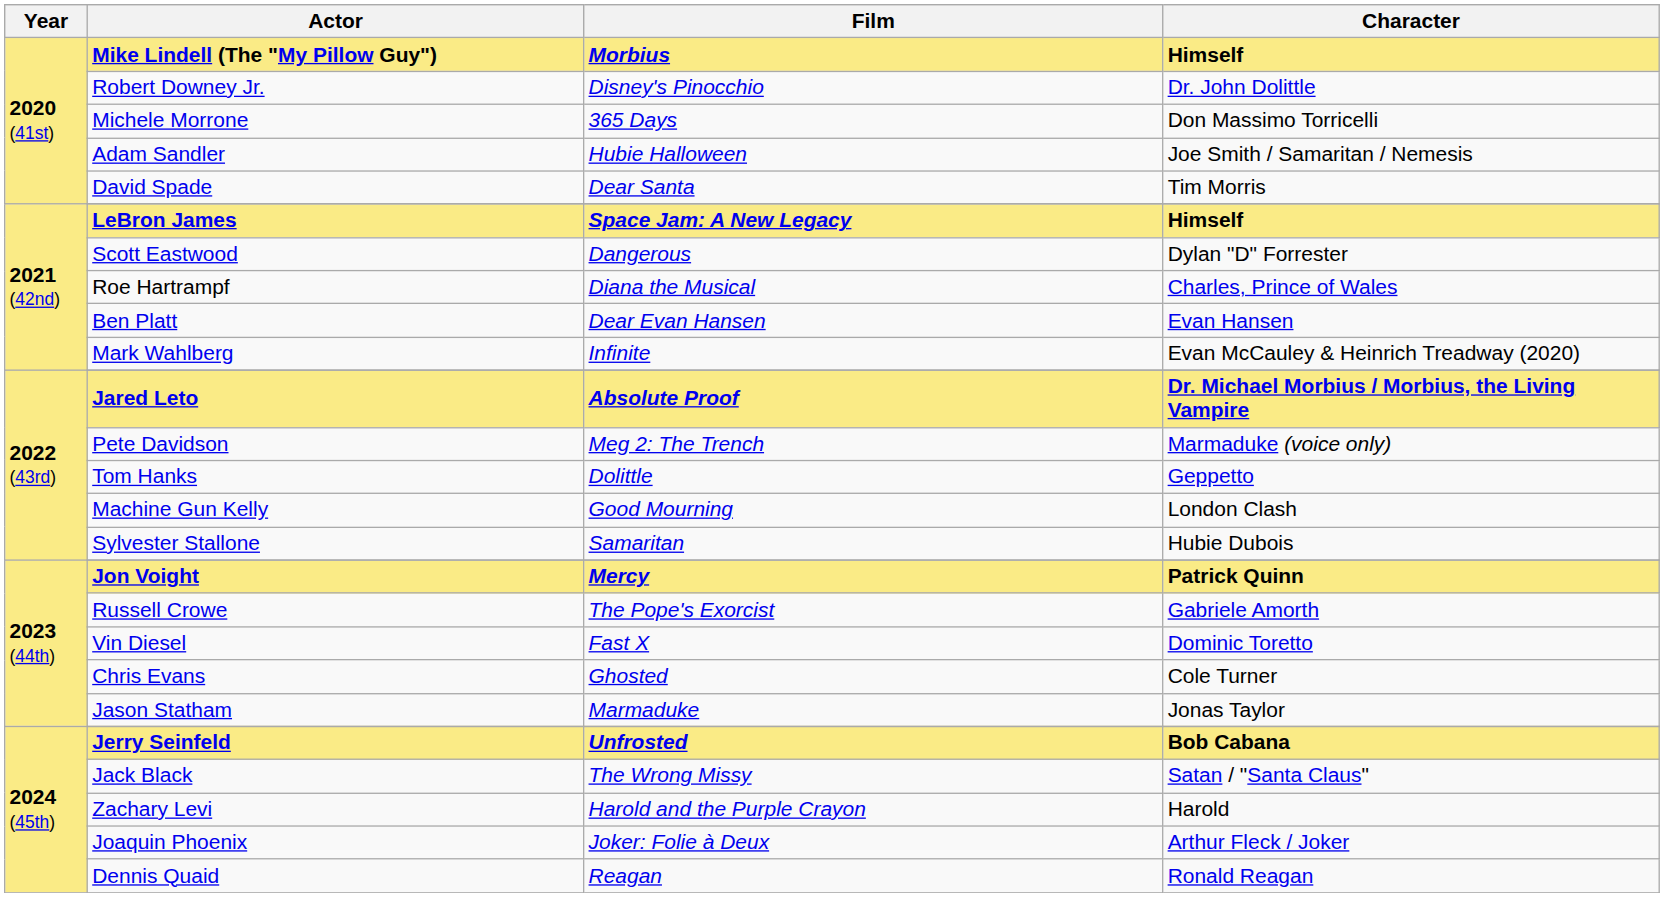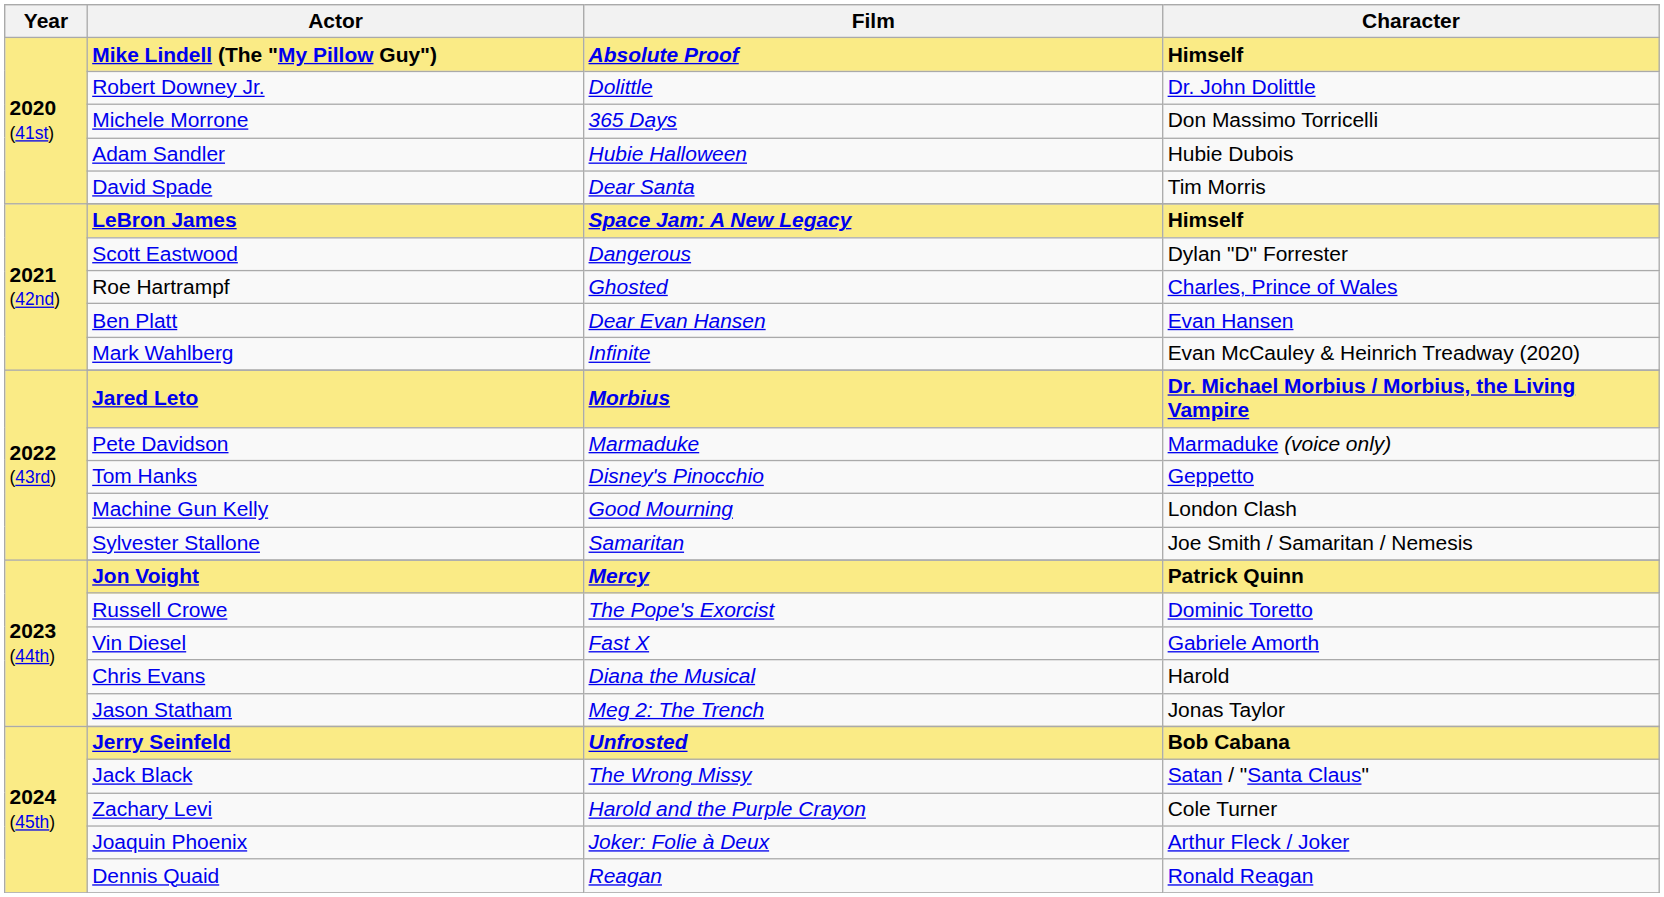(629, 54) Morbius -> (664, 54) Absolute Proof
(676, 87) Disney's Pinocchio -> (621, 87) Dolittle
(1320, 154) Joe Smith / Samaritan / Nemesis -> (1231, 154) Hubie Dubois
(672, 287) Diana the Musical -> (628, 287) Ghosted
(664, 398) Absolute Proof -> (629, 398) Morbius
(676, 443) Meg 2: The Trench -> (644, 443) Marmaduke
(621, 476) Dolittle -> (676, 476) Disney's Pinocchio
(1231, 543) Hubie Dubois -> (1320, 543) Joe Smith / Samaritan / Nemesis
(1243, 609) Gabriele Amorth -> (1240, 609) Dominic Toretto
(1240, 643) Dominic Toretto -> (1243, 643) Gabriele Amorth
(628, 676) Ghosted -> (672, 676) Diana the Musical
(1222, 676) Cole Turner -> (1199, 676) Harold
(644, 709) Marmaduke -> (676, 709) Meg 2: The Trench
(1199, 809) Harold -> (1222, 809) Cole Turner
